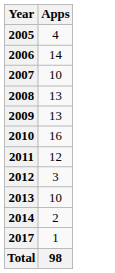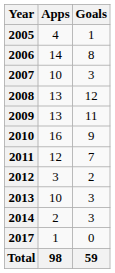+ column: (91, 14)
